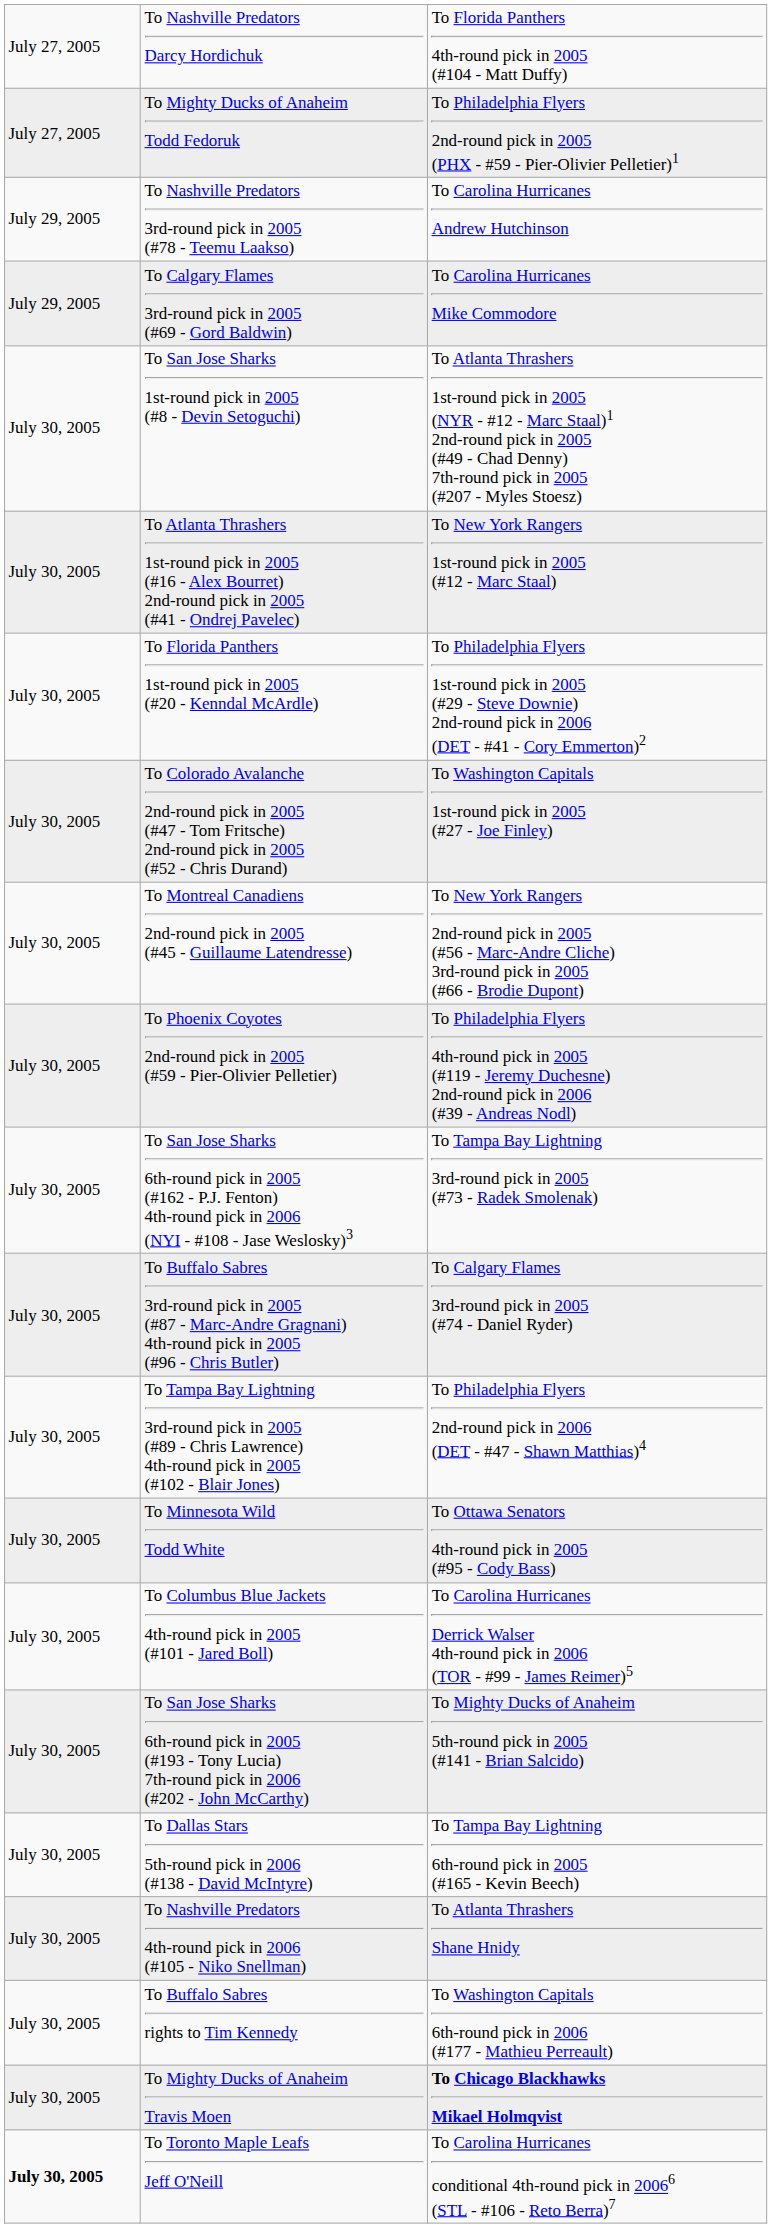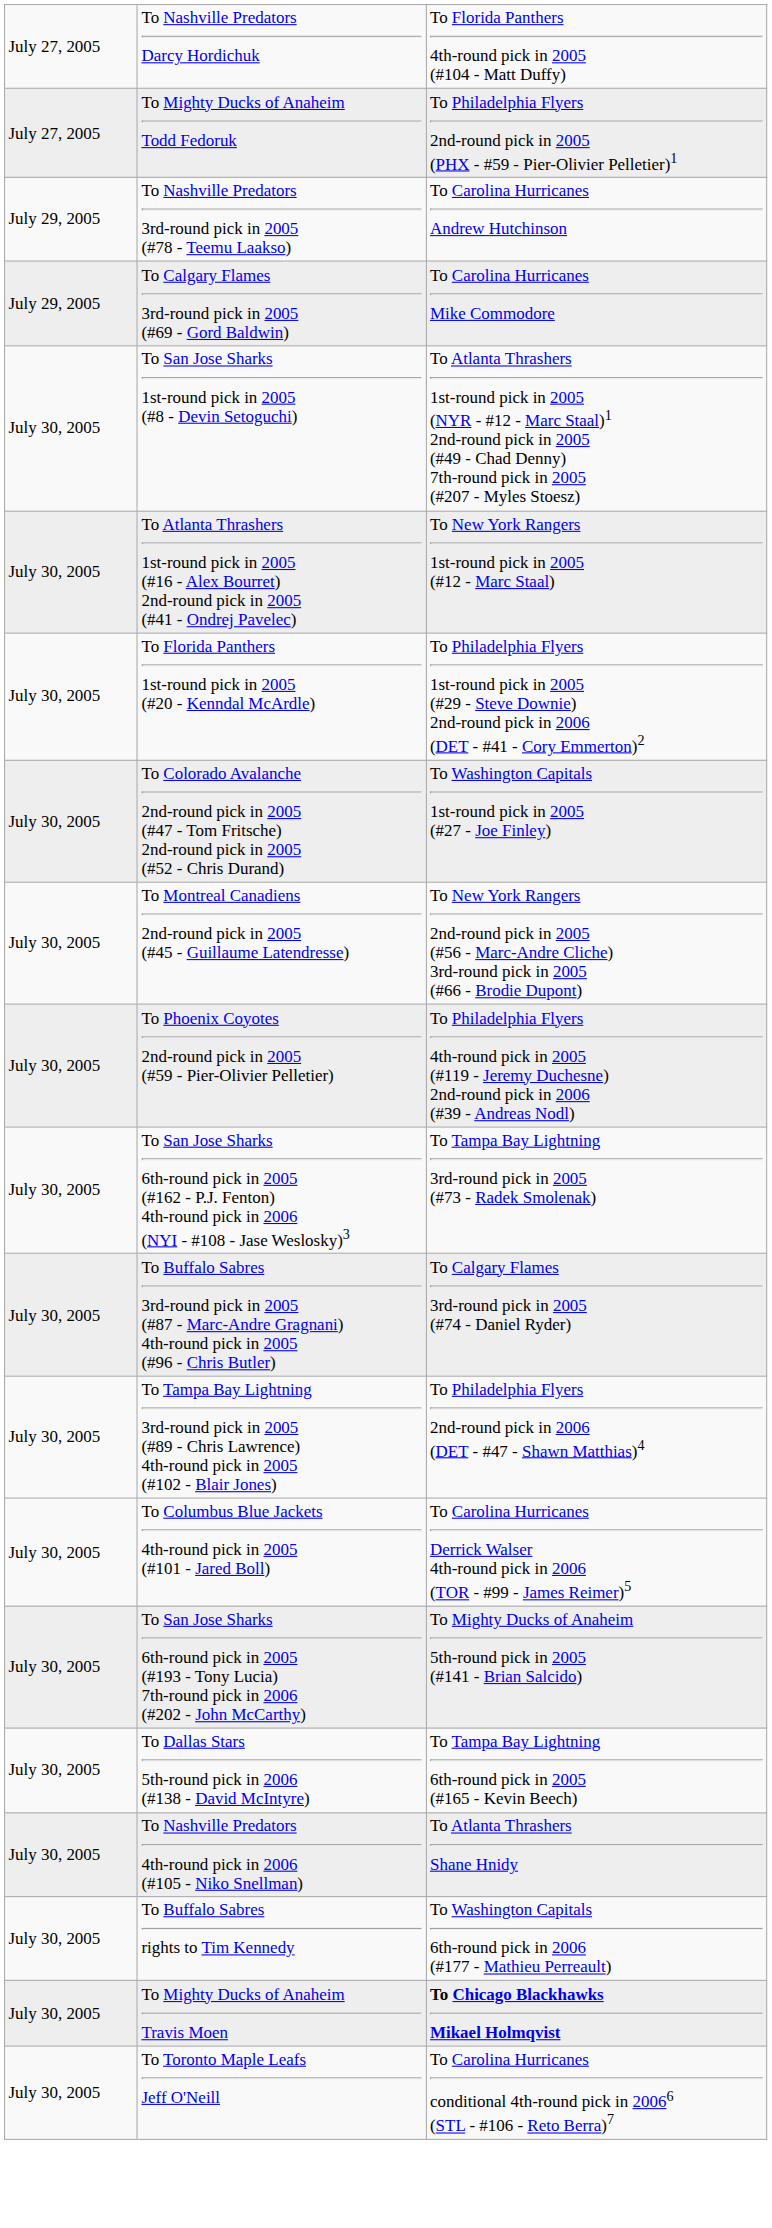- row: (284, 1530)
(56, 2176) bold -> (54, 2092) normal
